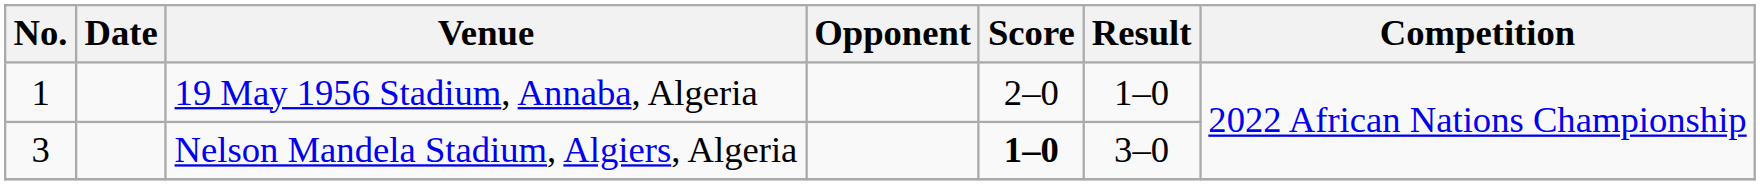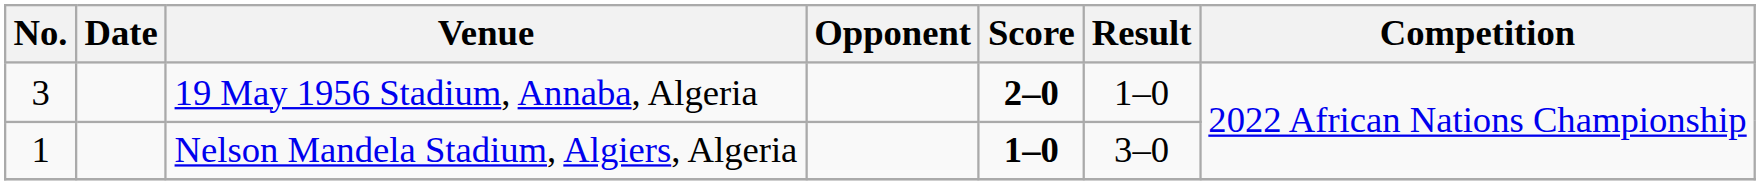(41, 91) 1 -> (41, 91) 3
(1031, 91) normal -> (1031, 91) bold
(41, 149) 3 -> (41, 149) 1
